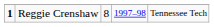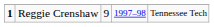(106, 13) 8 -> (106, 13) 9
